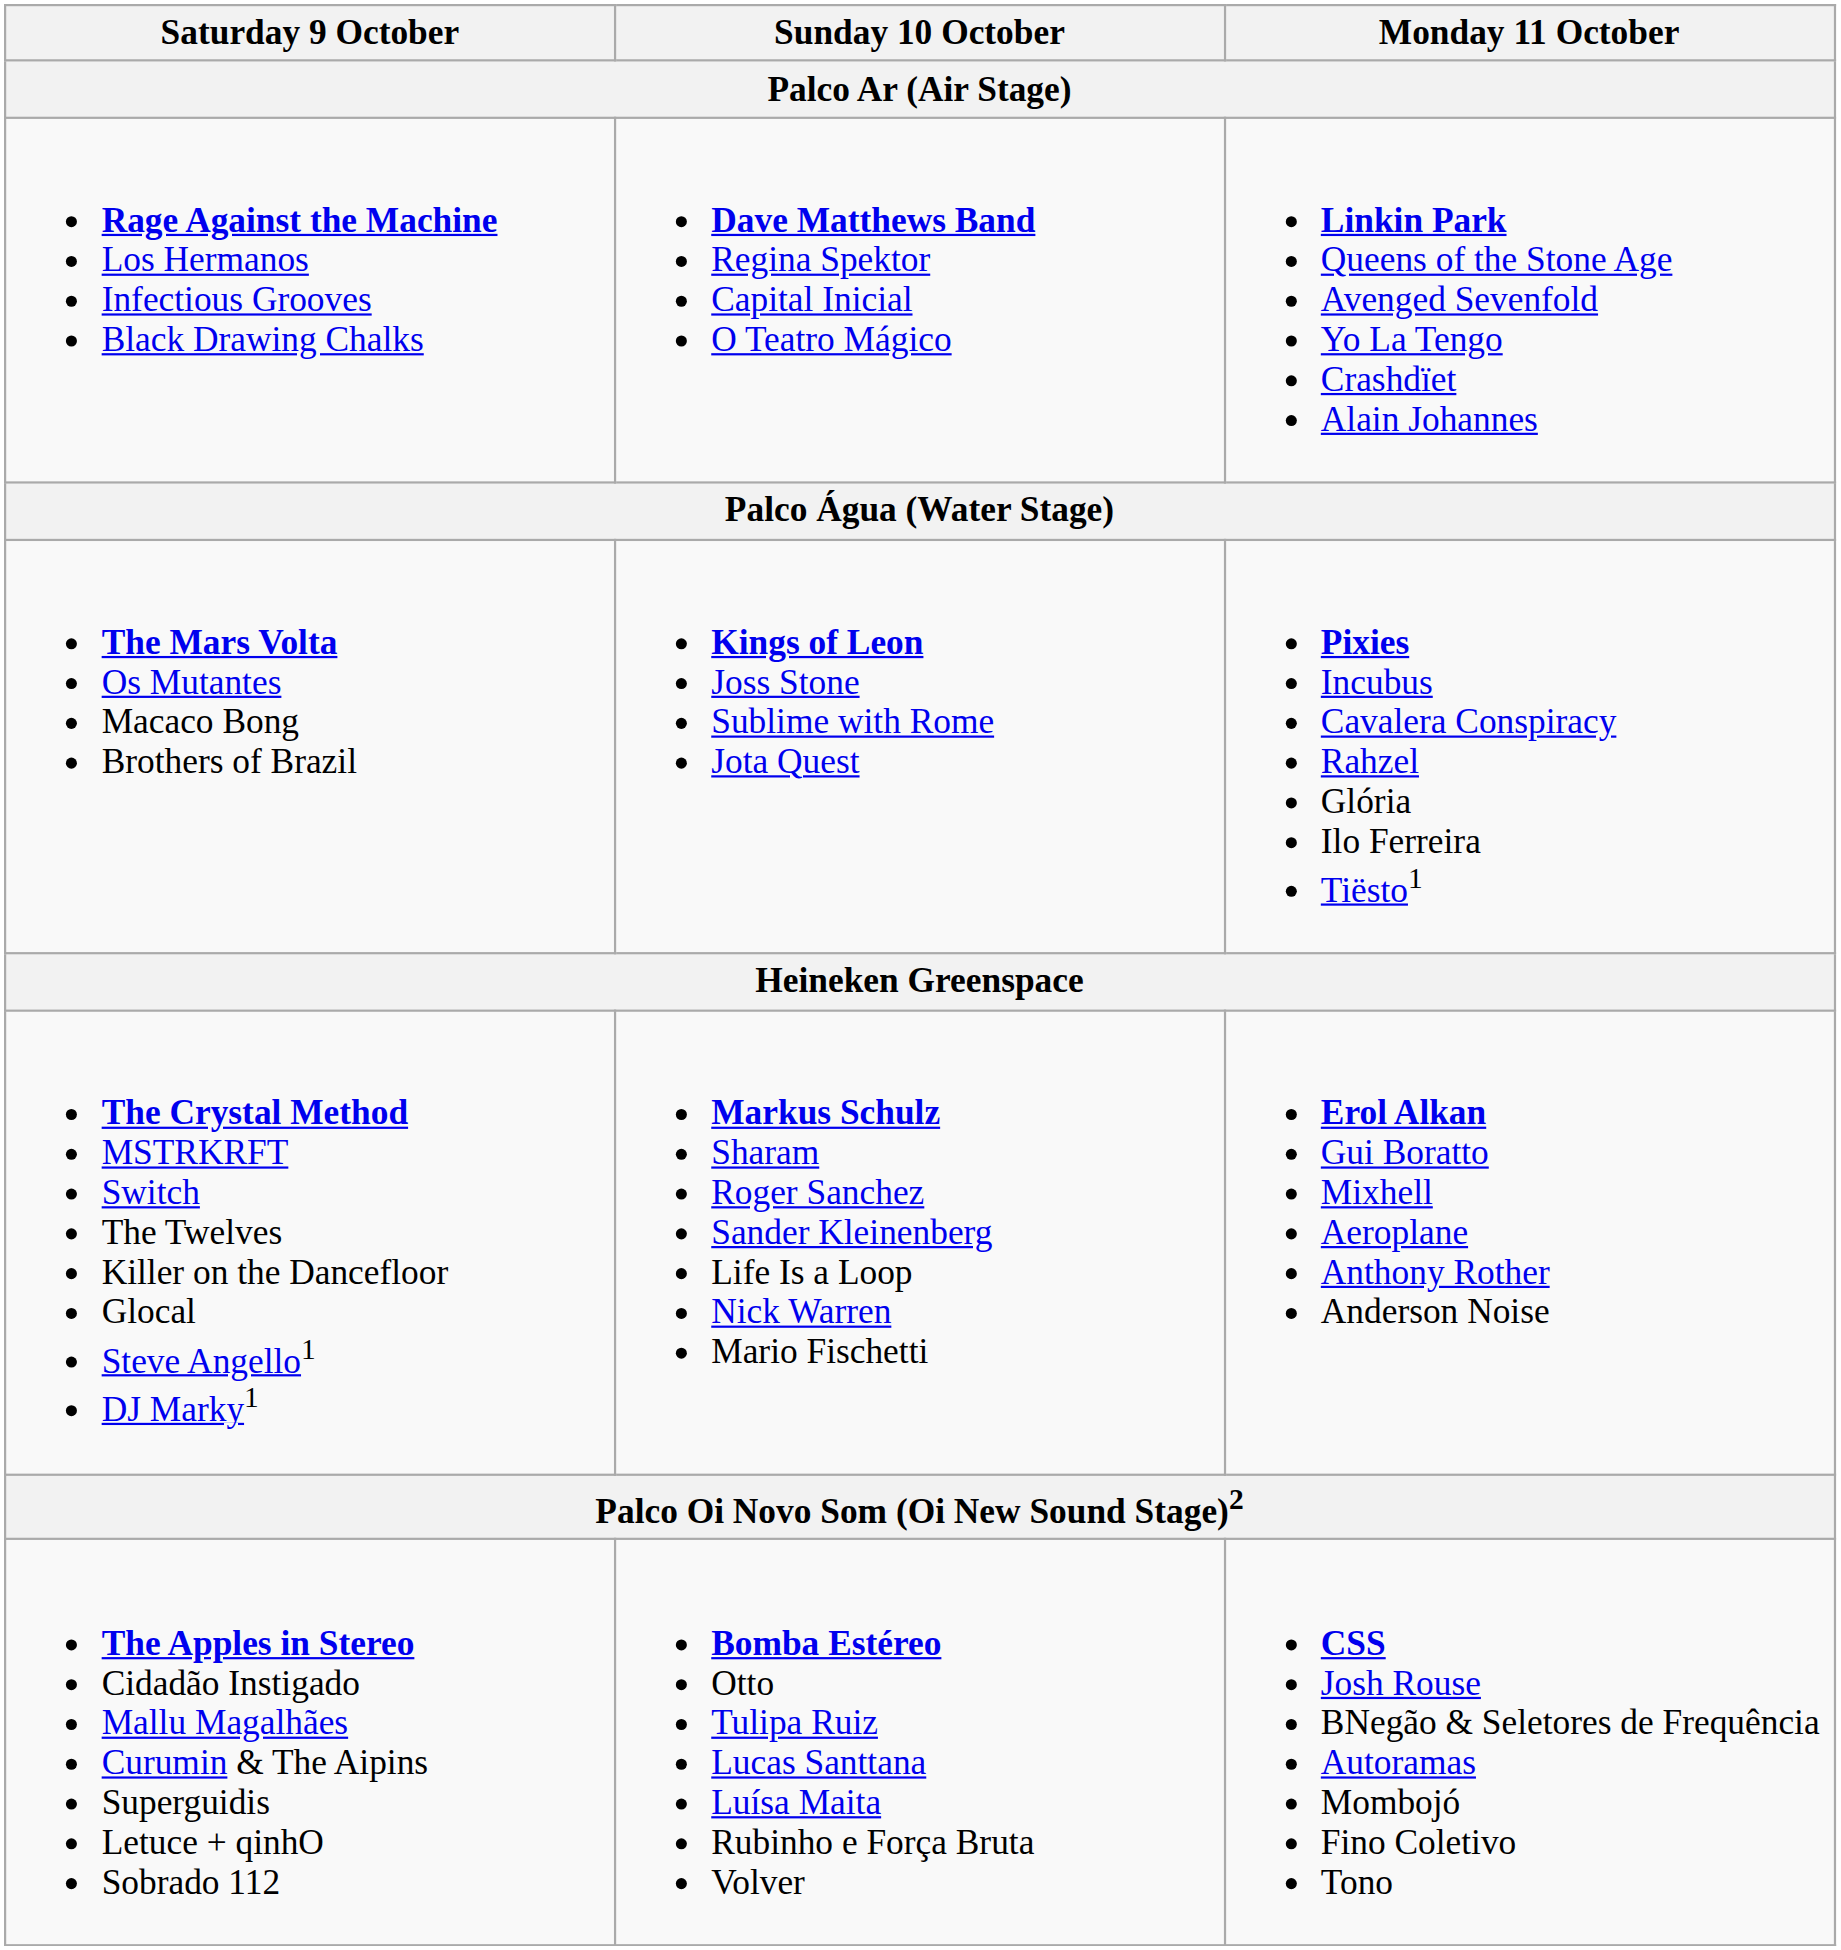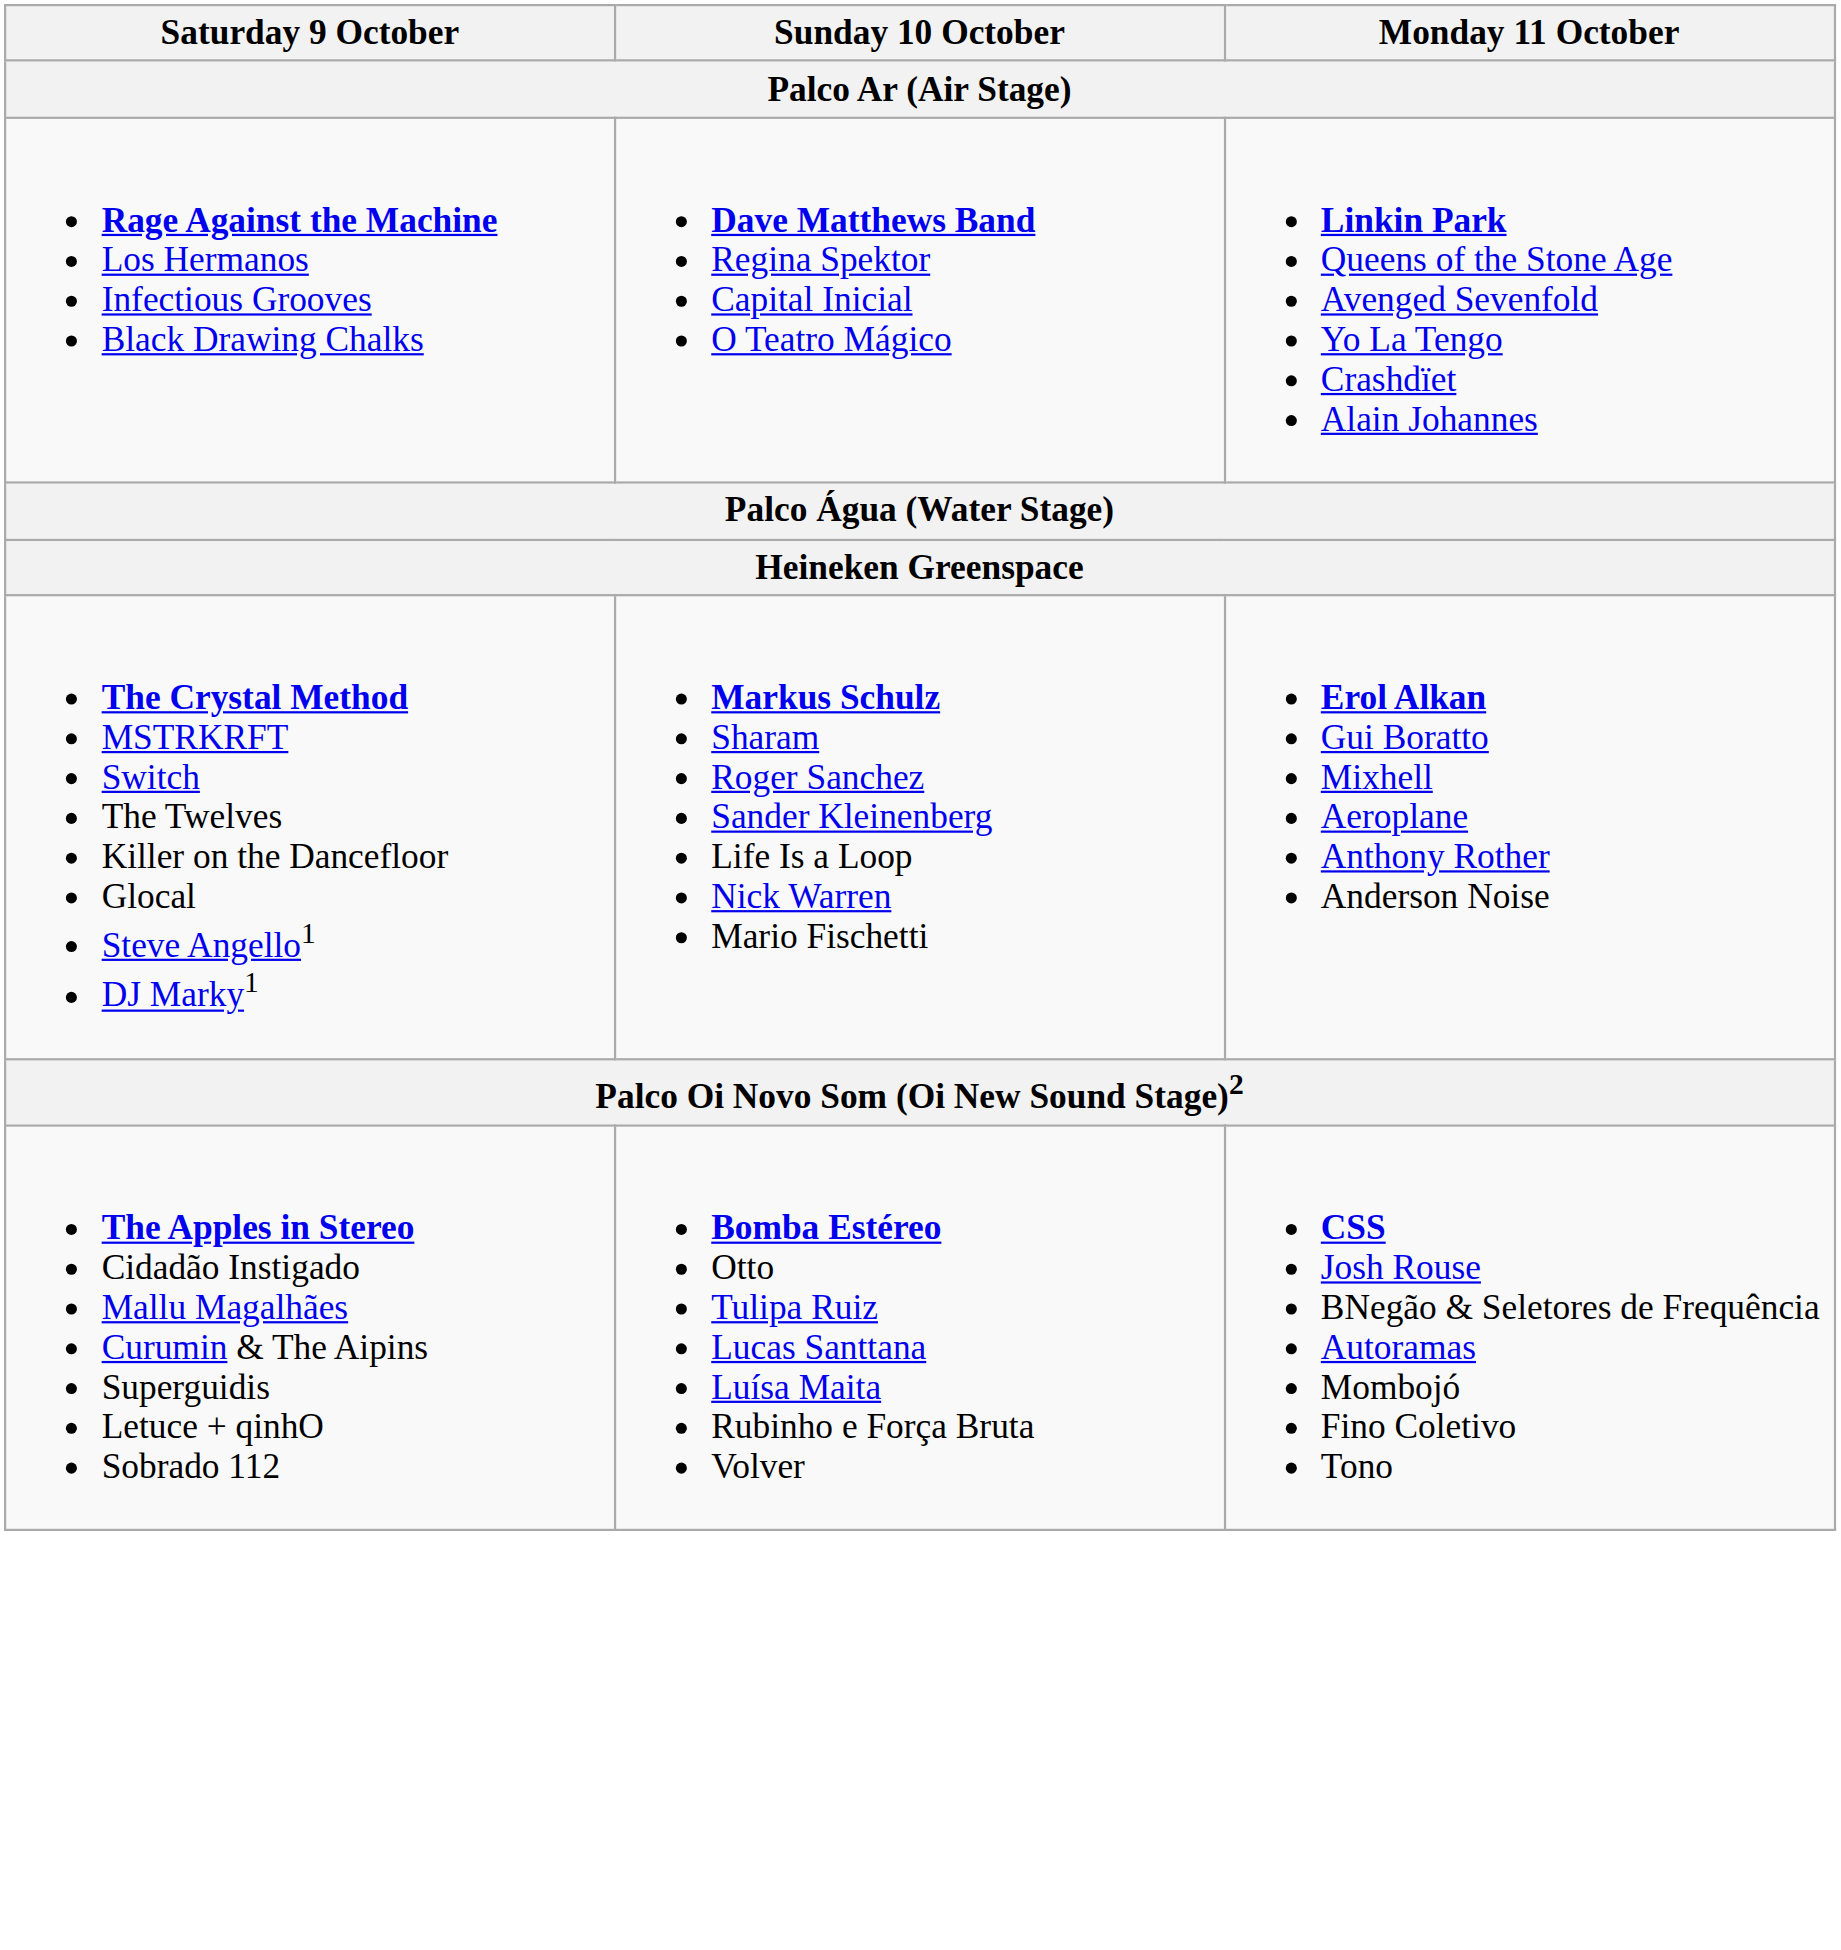- row: (310, 702)
